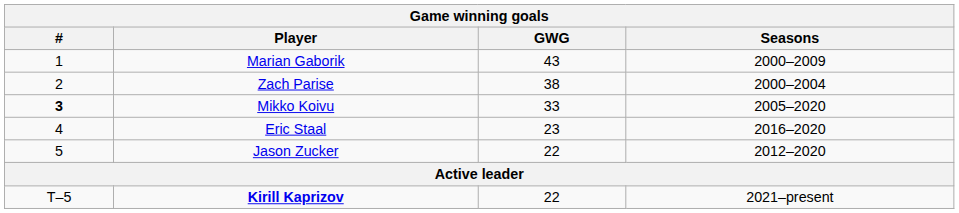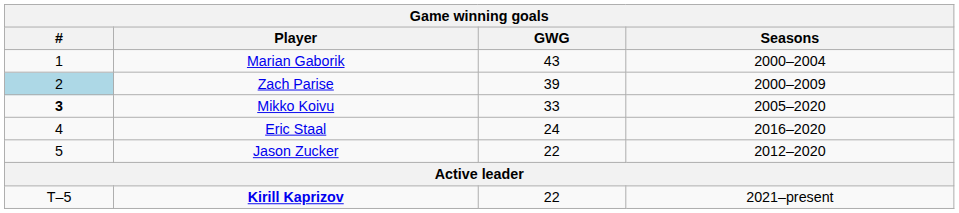(790, 61) 2000–2009 -> (790, 61) 2000–2004
(59, 84) no background -> (59, 84) lightblue background
(552, 84) 38 -> (552, 84) 39
(790, 84) 2000–2004 -> (790, 84) 2000–2009
(552, 129) 23 -> (552, 129) 24
